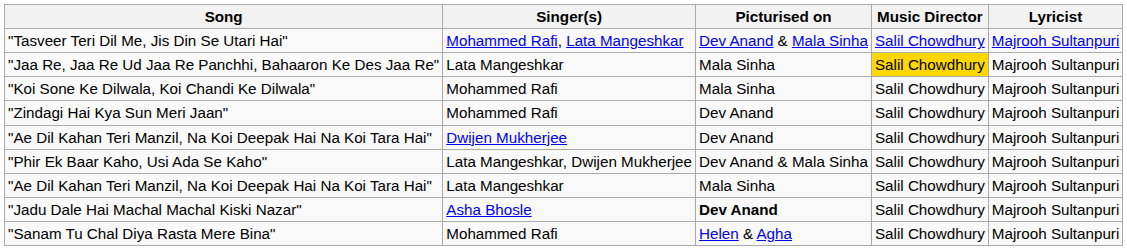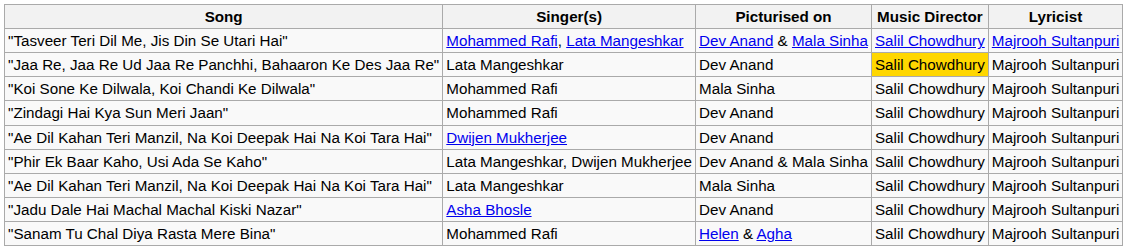(737, 65) Mala Sinha -> (736, 65) Dev Anand
(738, 209) bold -> (736, 209) normal
